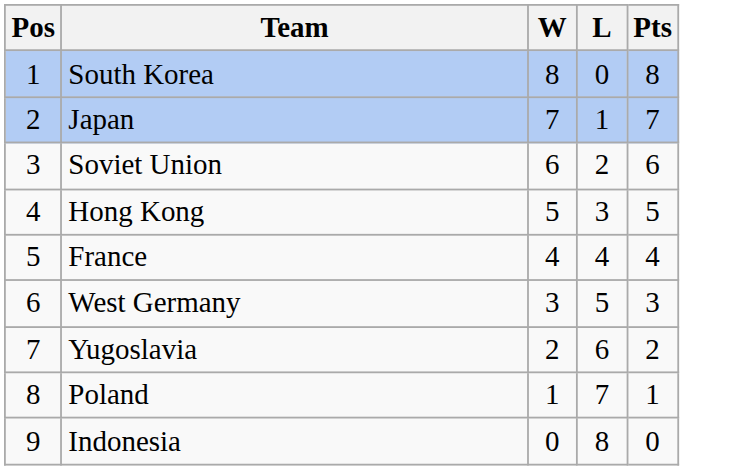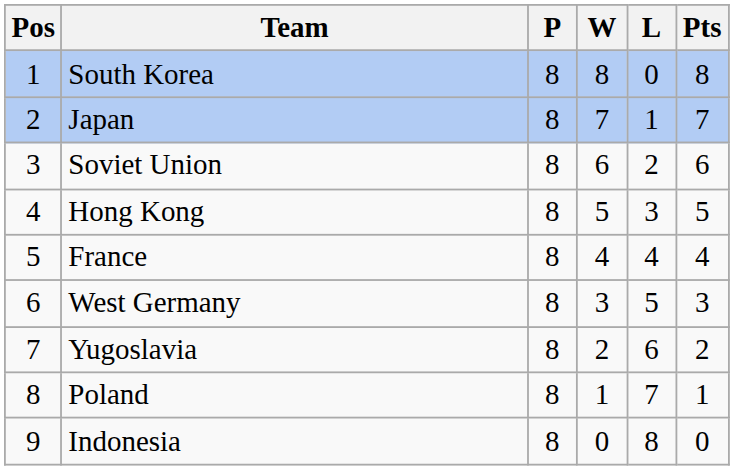+ column: (552, 27)
